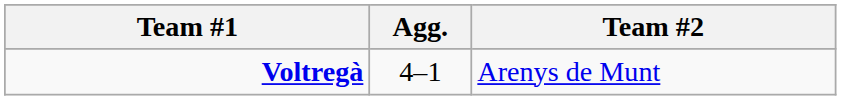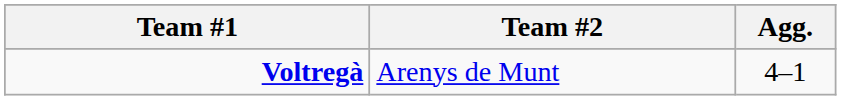columns swapped: (420, 26) <-> (653, 26)
